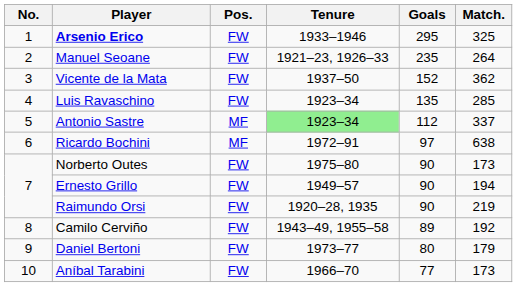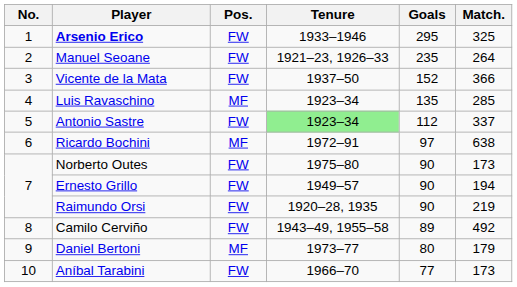(484, 79) 362 -> (484, 79) 366
(238, 100) FW -> (238, 100) MF
(238, 121) MF -> (238, 121) FW
(484, 228) 192 -> (484, 228) 492
(238, 249) FW -> (238, 249) MF
